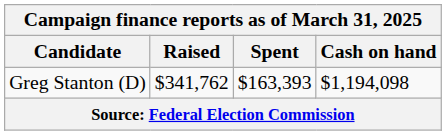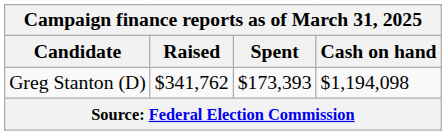(275, 82) $163,393 -> (275, 82) $173,393
